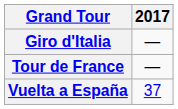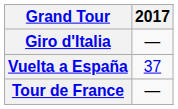rows swapped: (68, 66) <-> (68, 91)
